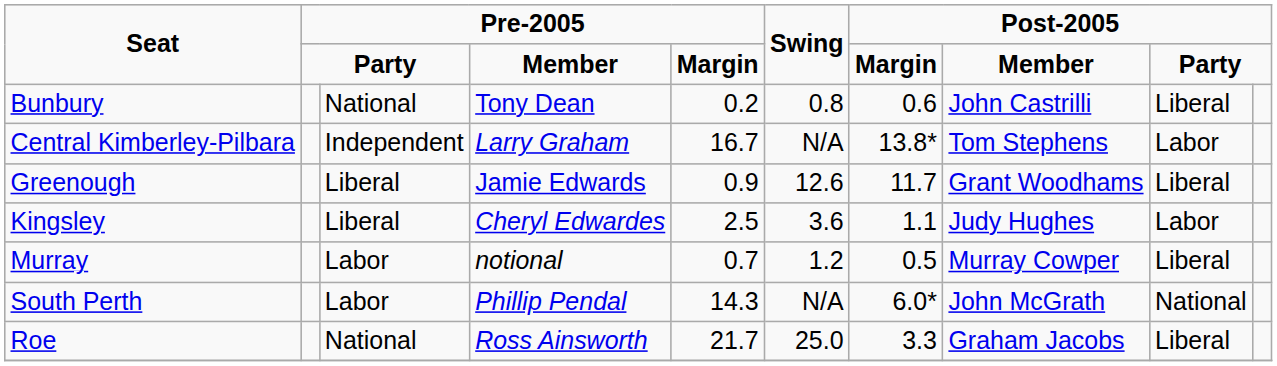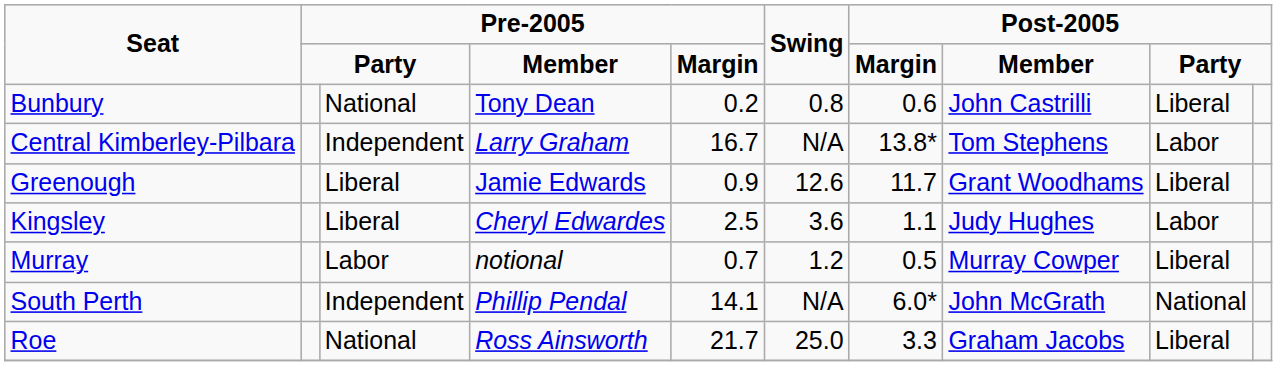(357, 301) Labor -> (394, 301) Independent
(734, 301) 14.3 -> (734, 301) 14.1
